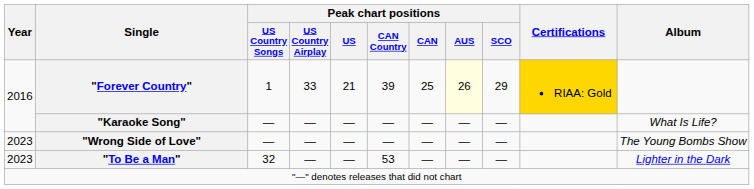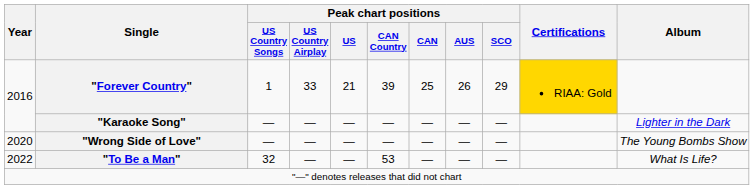(464, 86) lightyellow background -> (464, 86) no background
(683, 123) What Is Life? -> (683, 123) Lighter in the Dark
(20, 141) 2023 -> (20, 141) 2020
(20, 159) 2023 -> (20, 159) 2022
(683, 159) Lighter in the Dark -> (683, 159) What Is Life?
